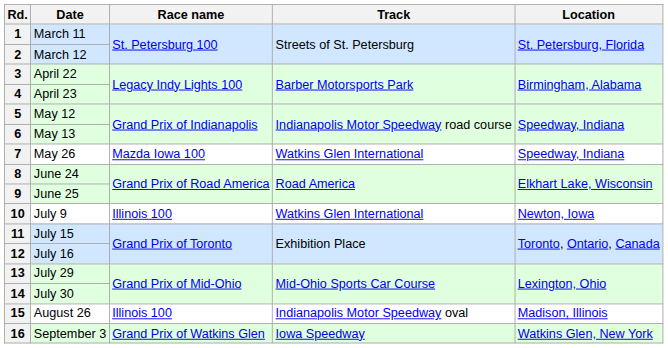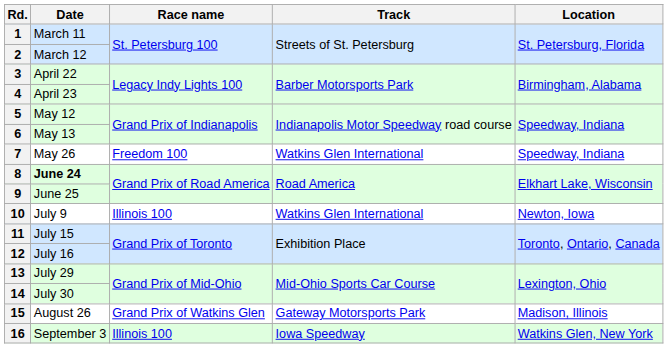(159, 154) Mazda Iowa 100 -> (150, 154) Freedom 100
(56, 174) normal -> (57, 174) bold
(142, 313) Illinois 100 -> (189, 313) Grand Prix of Watkins Glen
(372, 313) Indianapolis Motor Speedway oval -> (350, 313) Gateway Motorsports Park
(189, 333) Grand Prix of Watkins Glen -> (142, 333) Illinois 100
